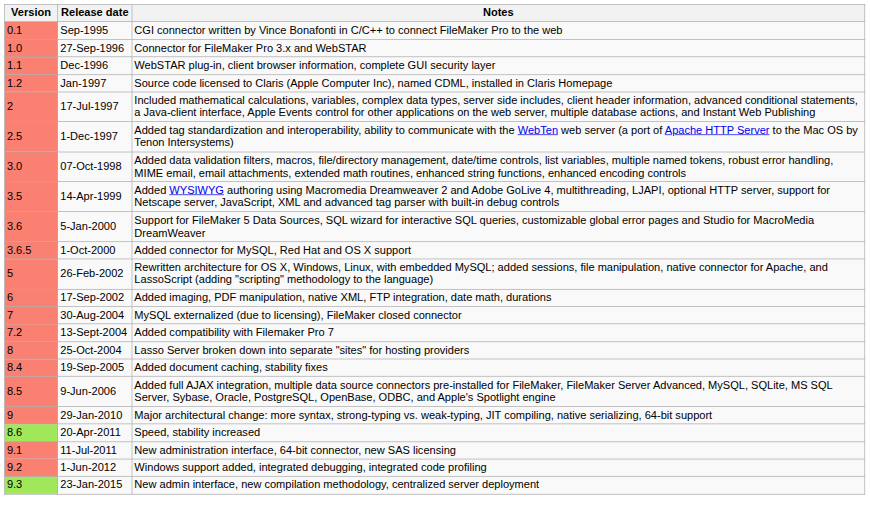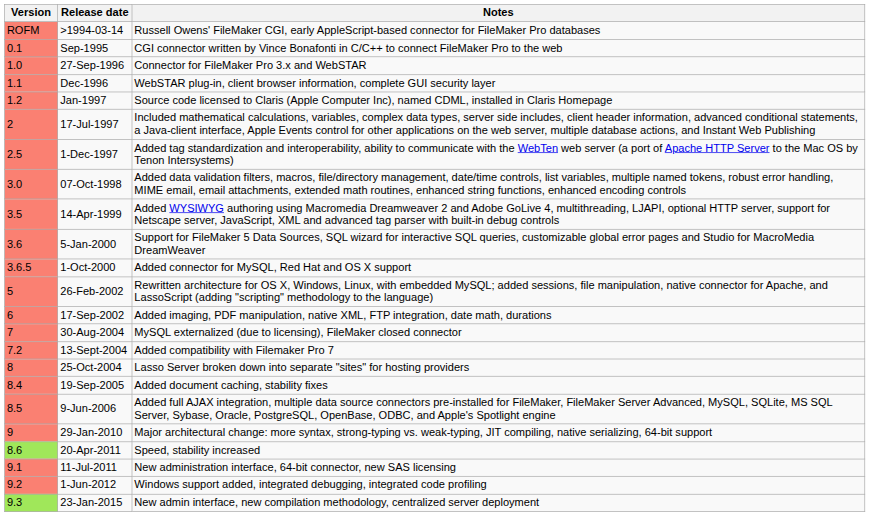+ row: (92, 30)
